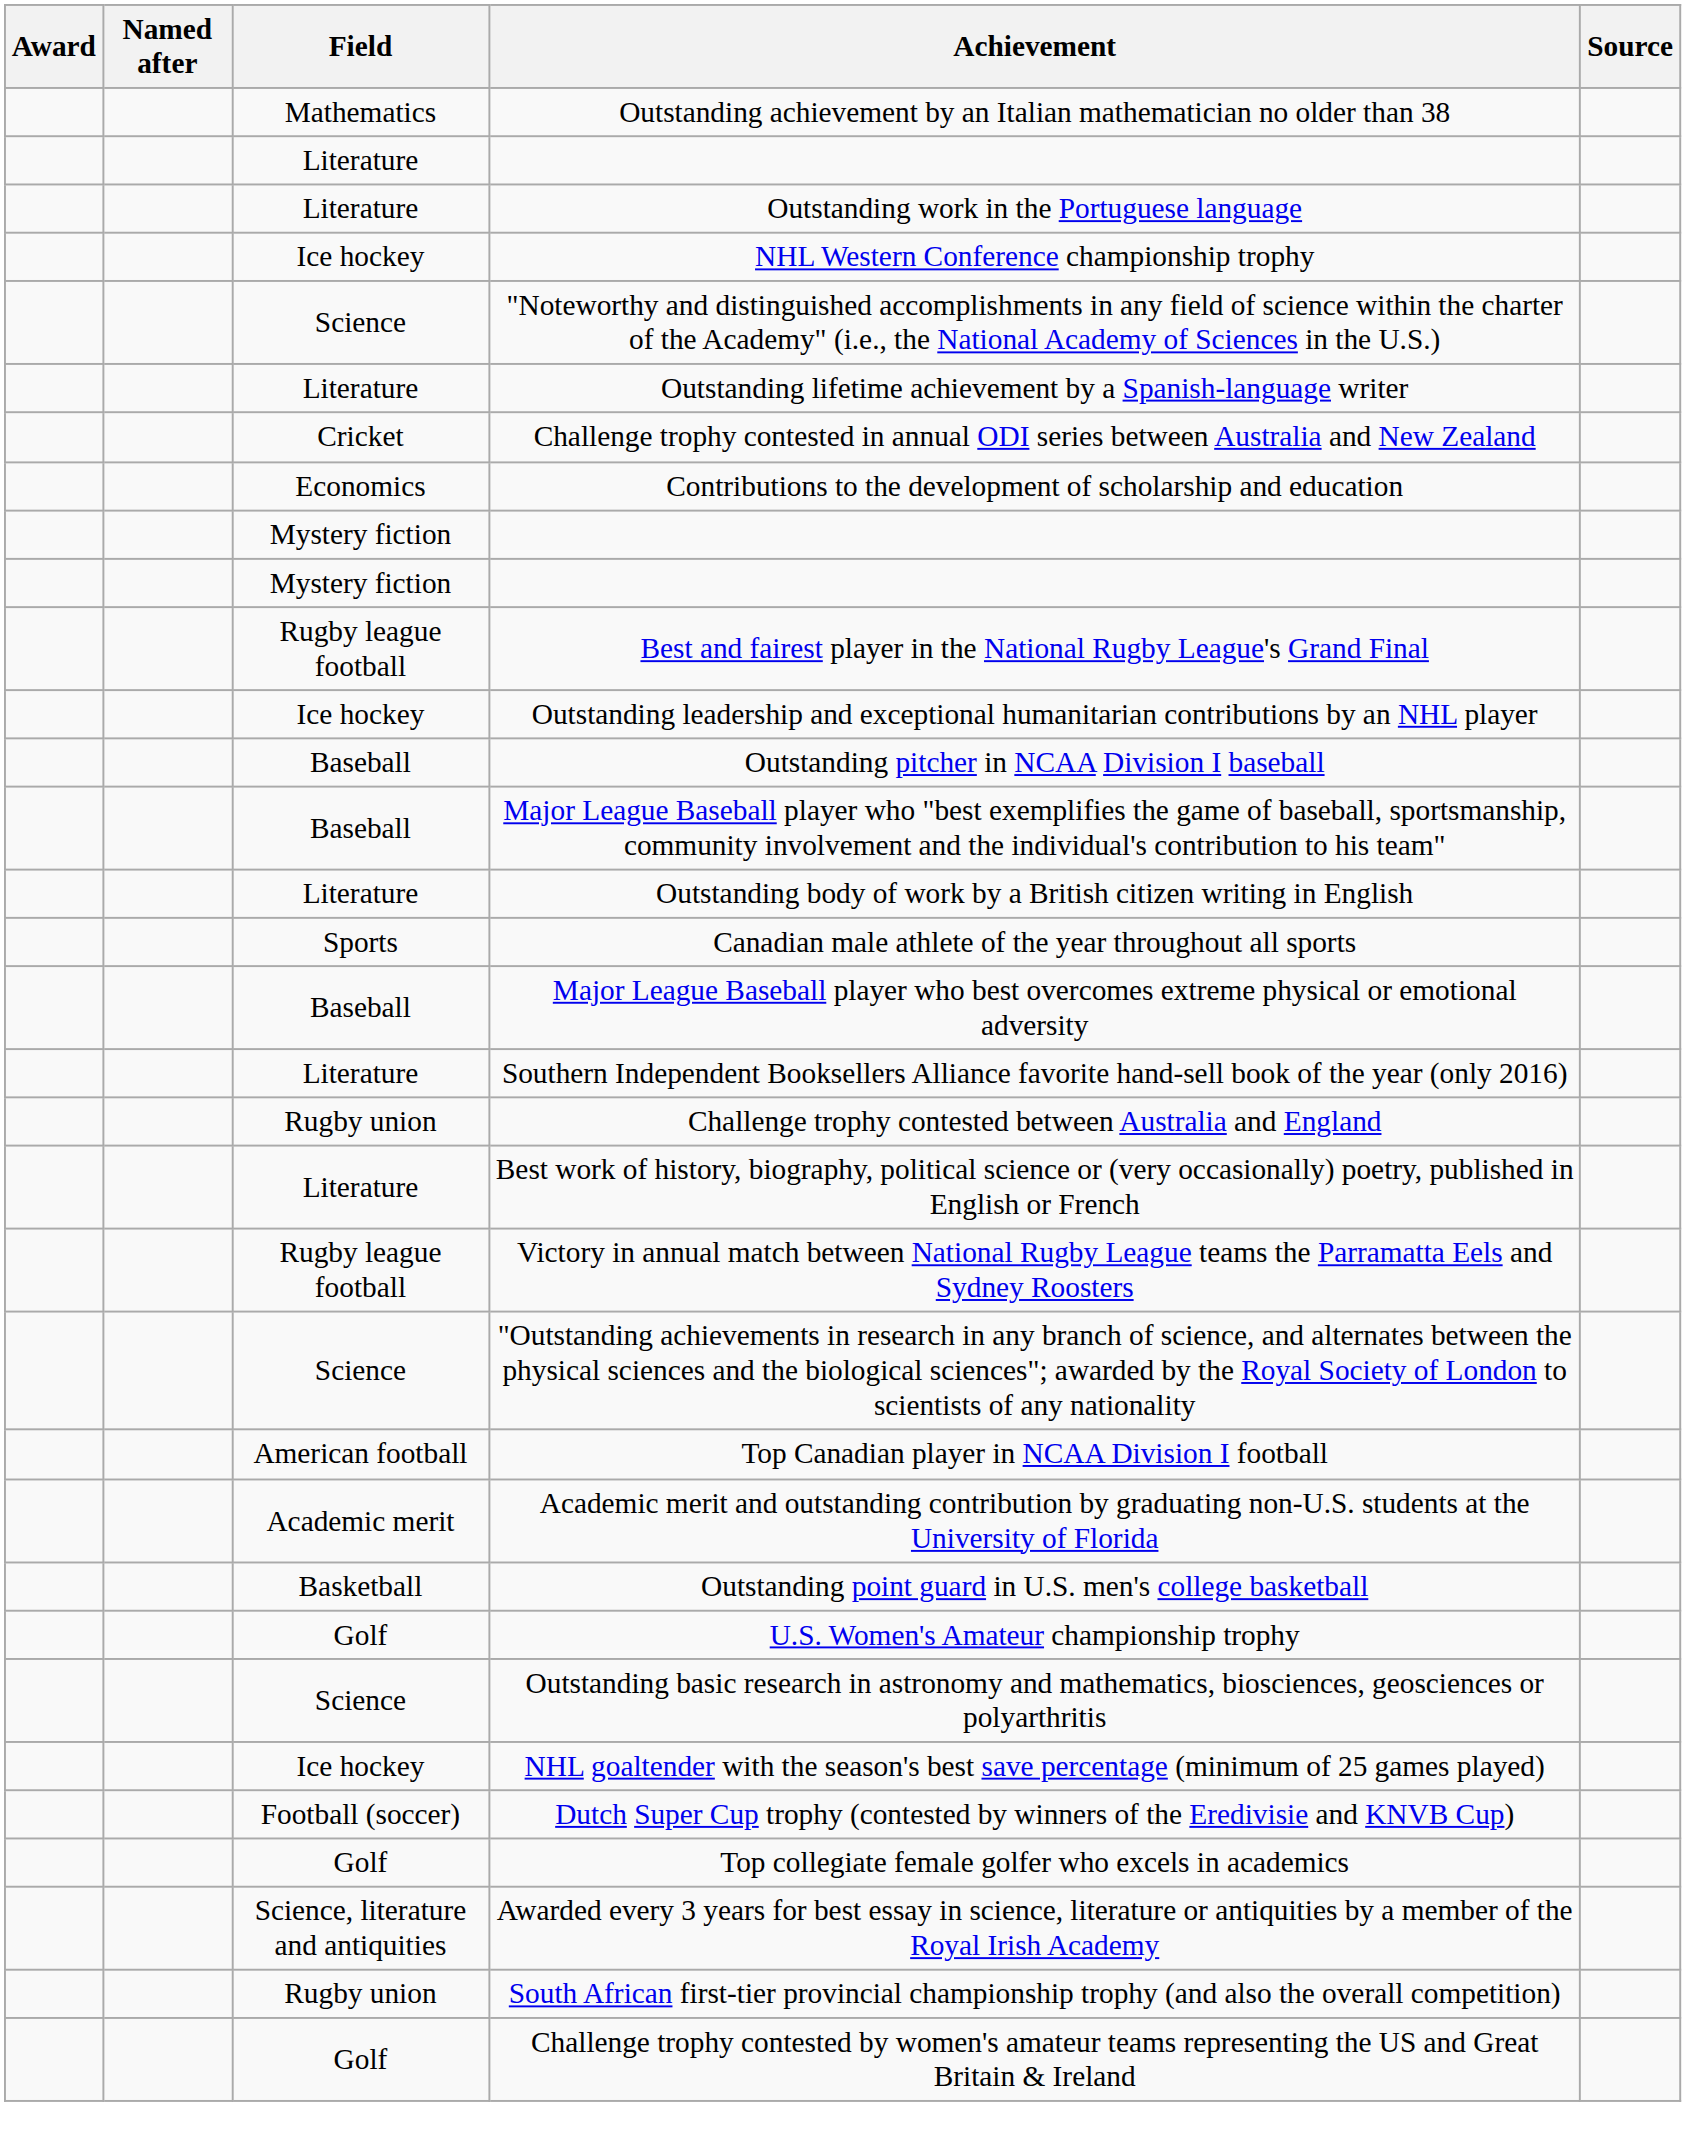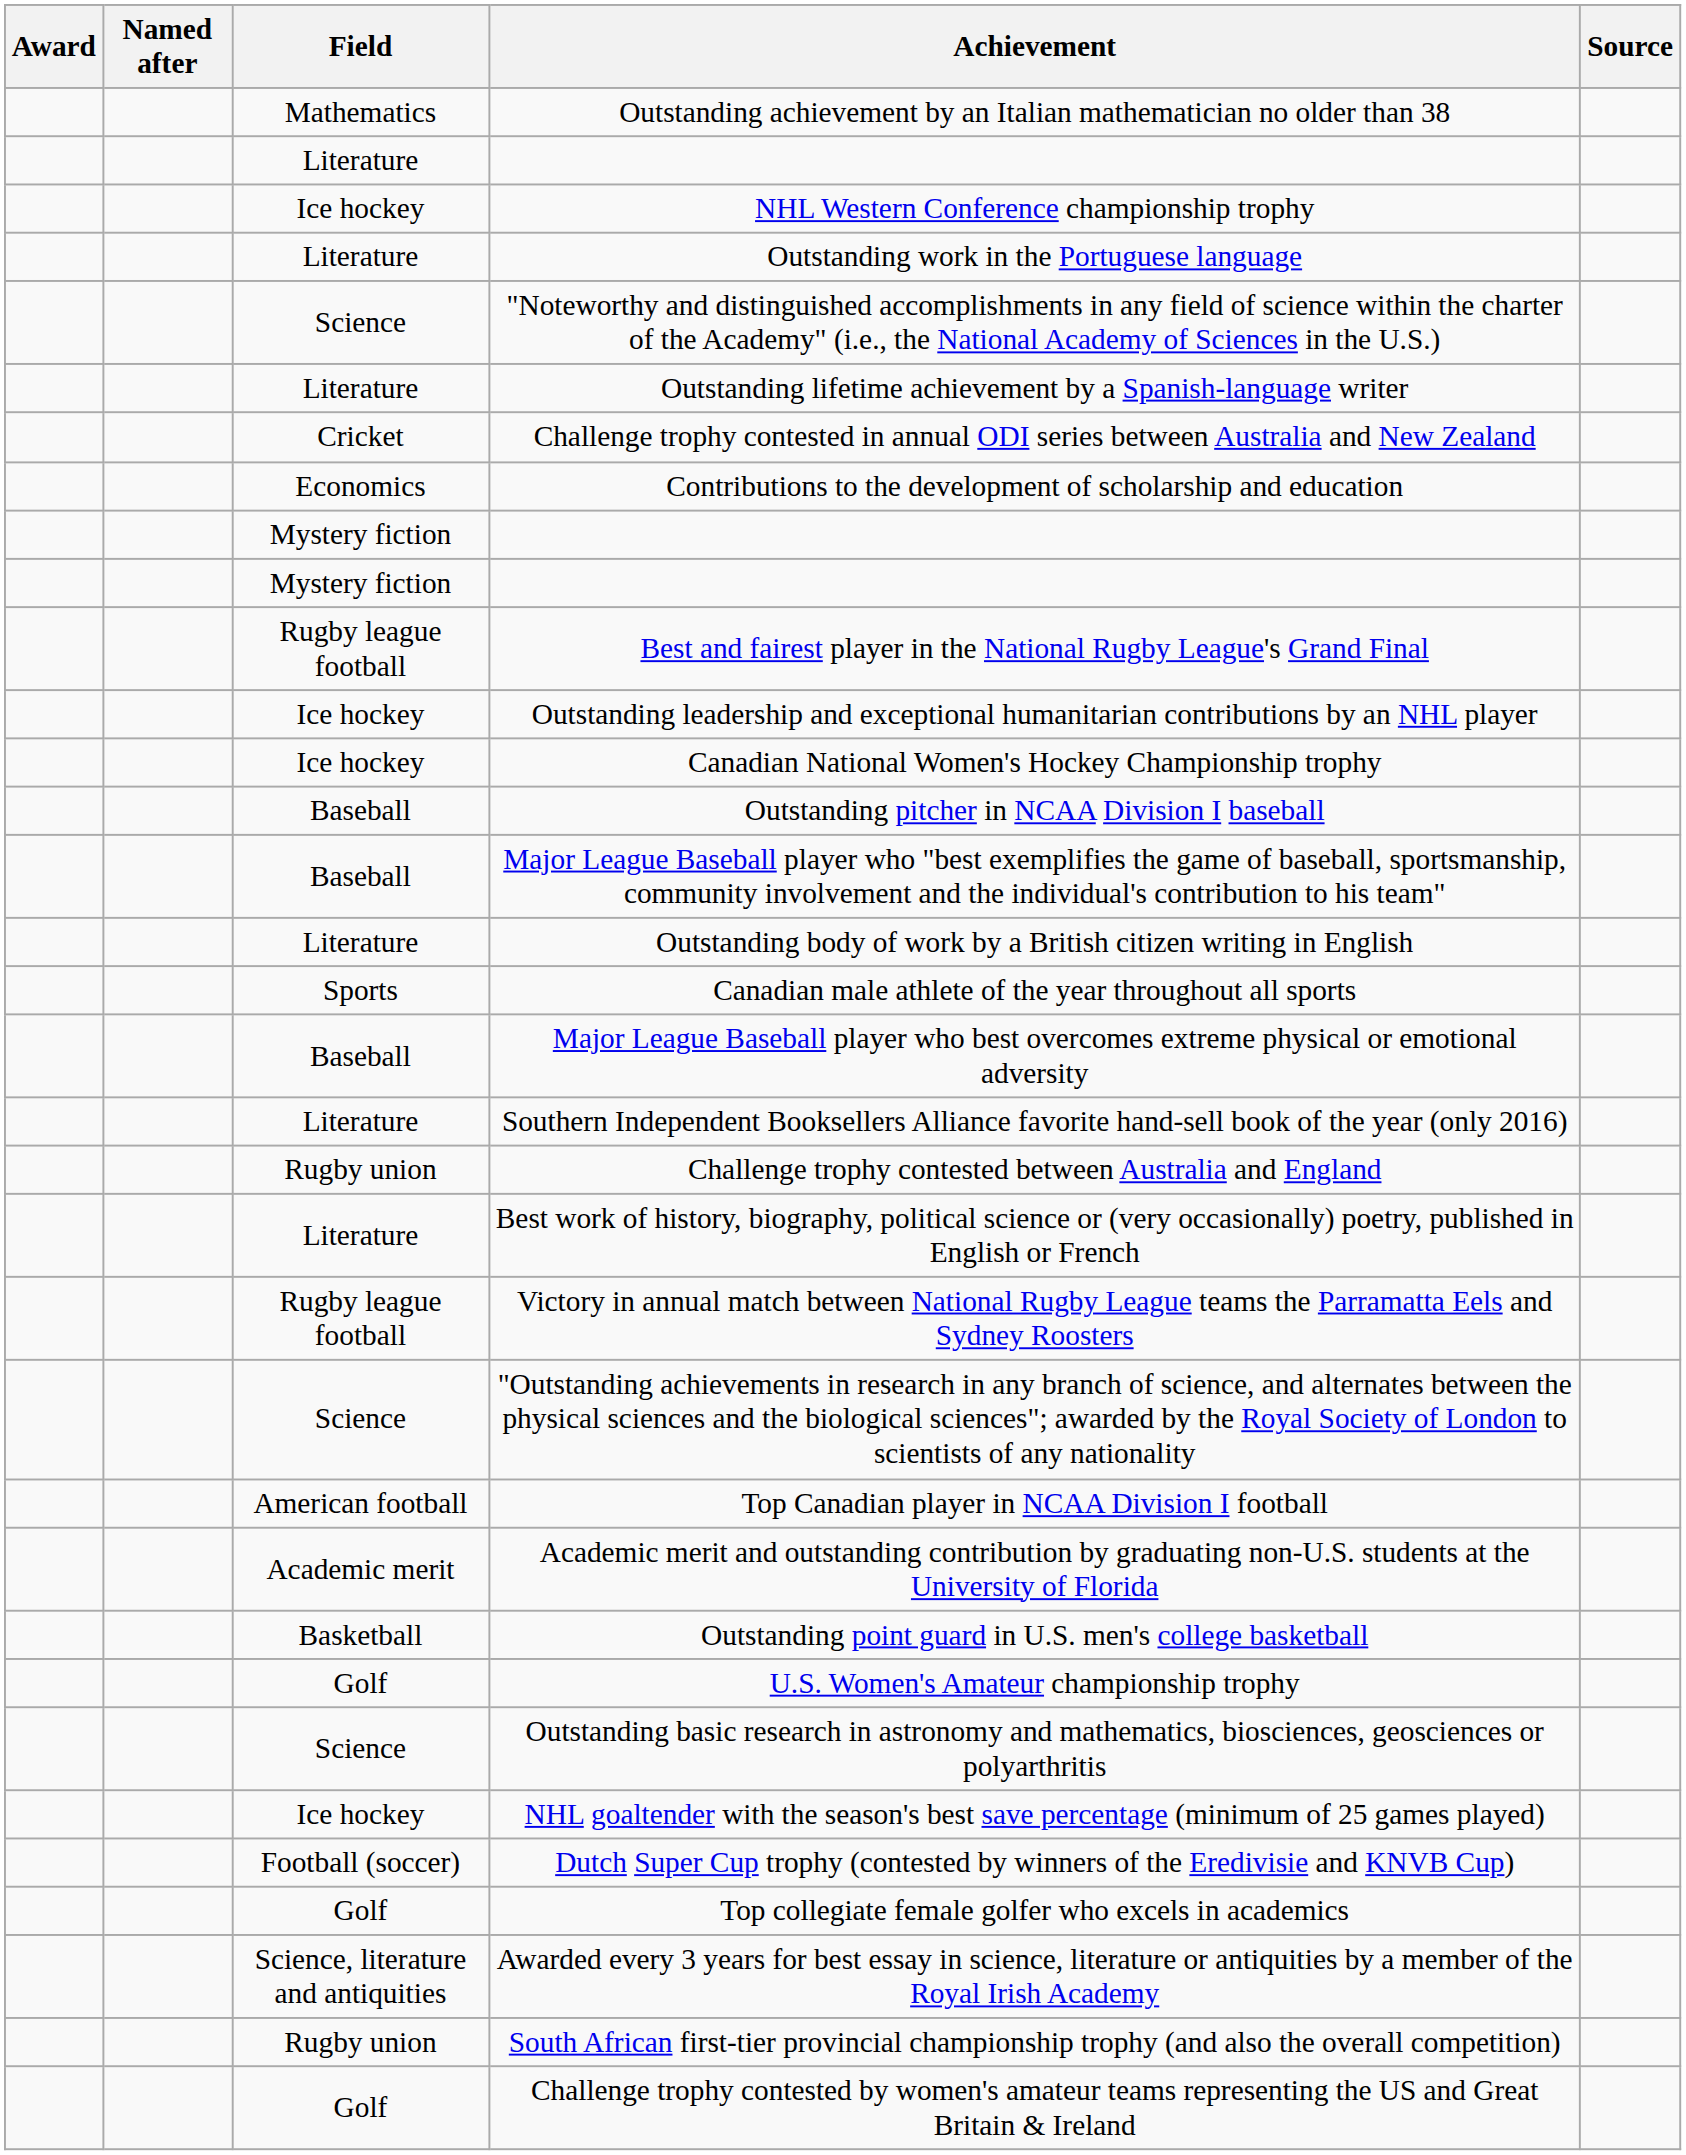rows swapped: (360, 208) <-> (360, 257)
+ row: (360, 761)
